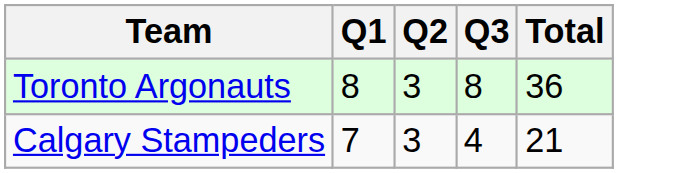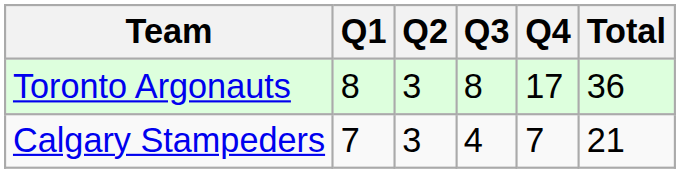+ column: (548, 31)
